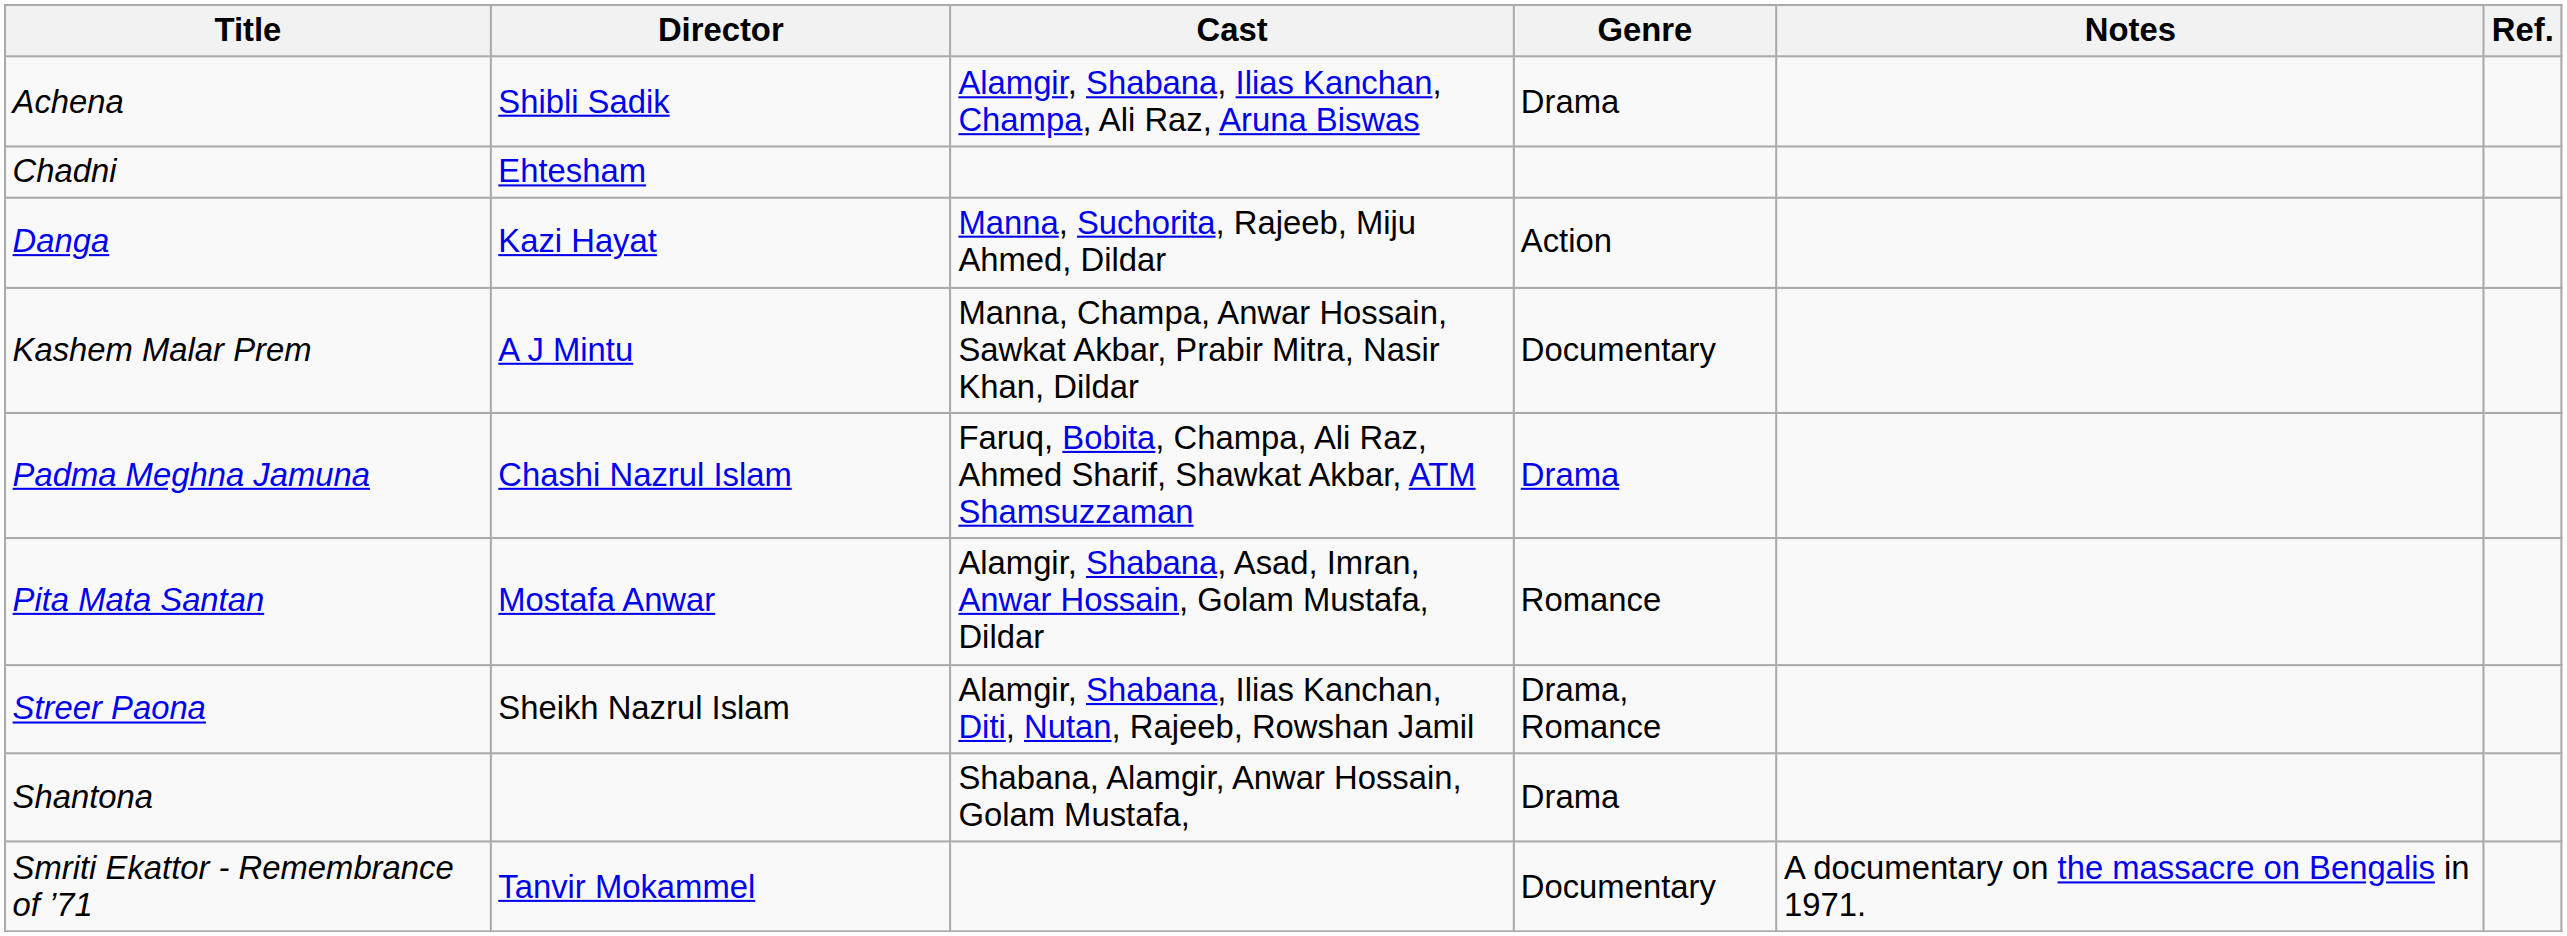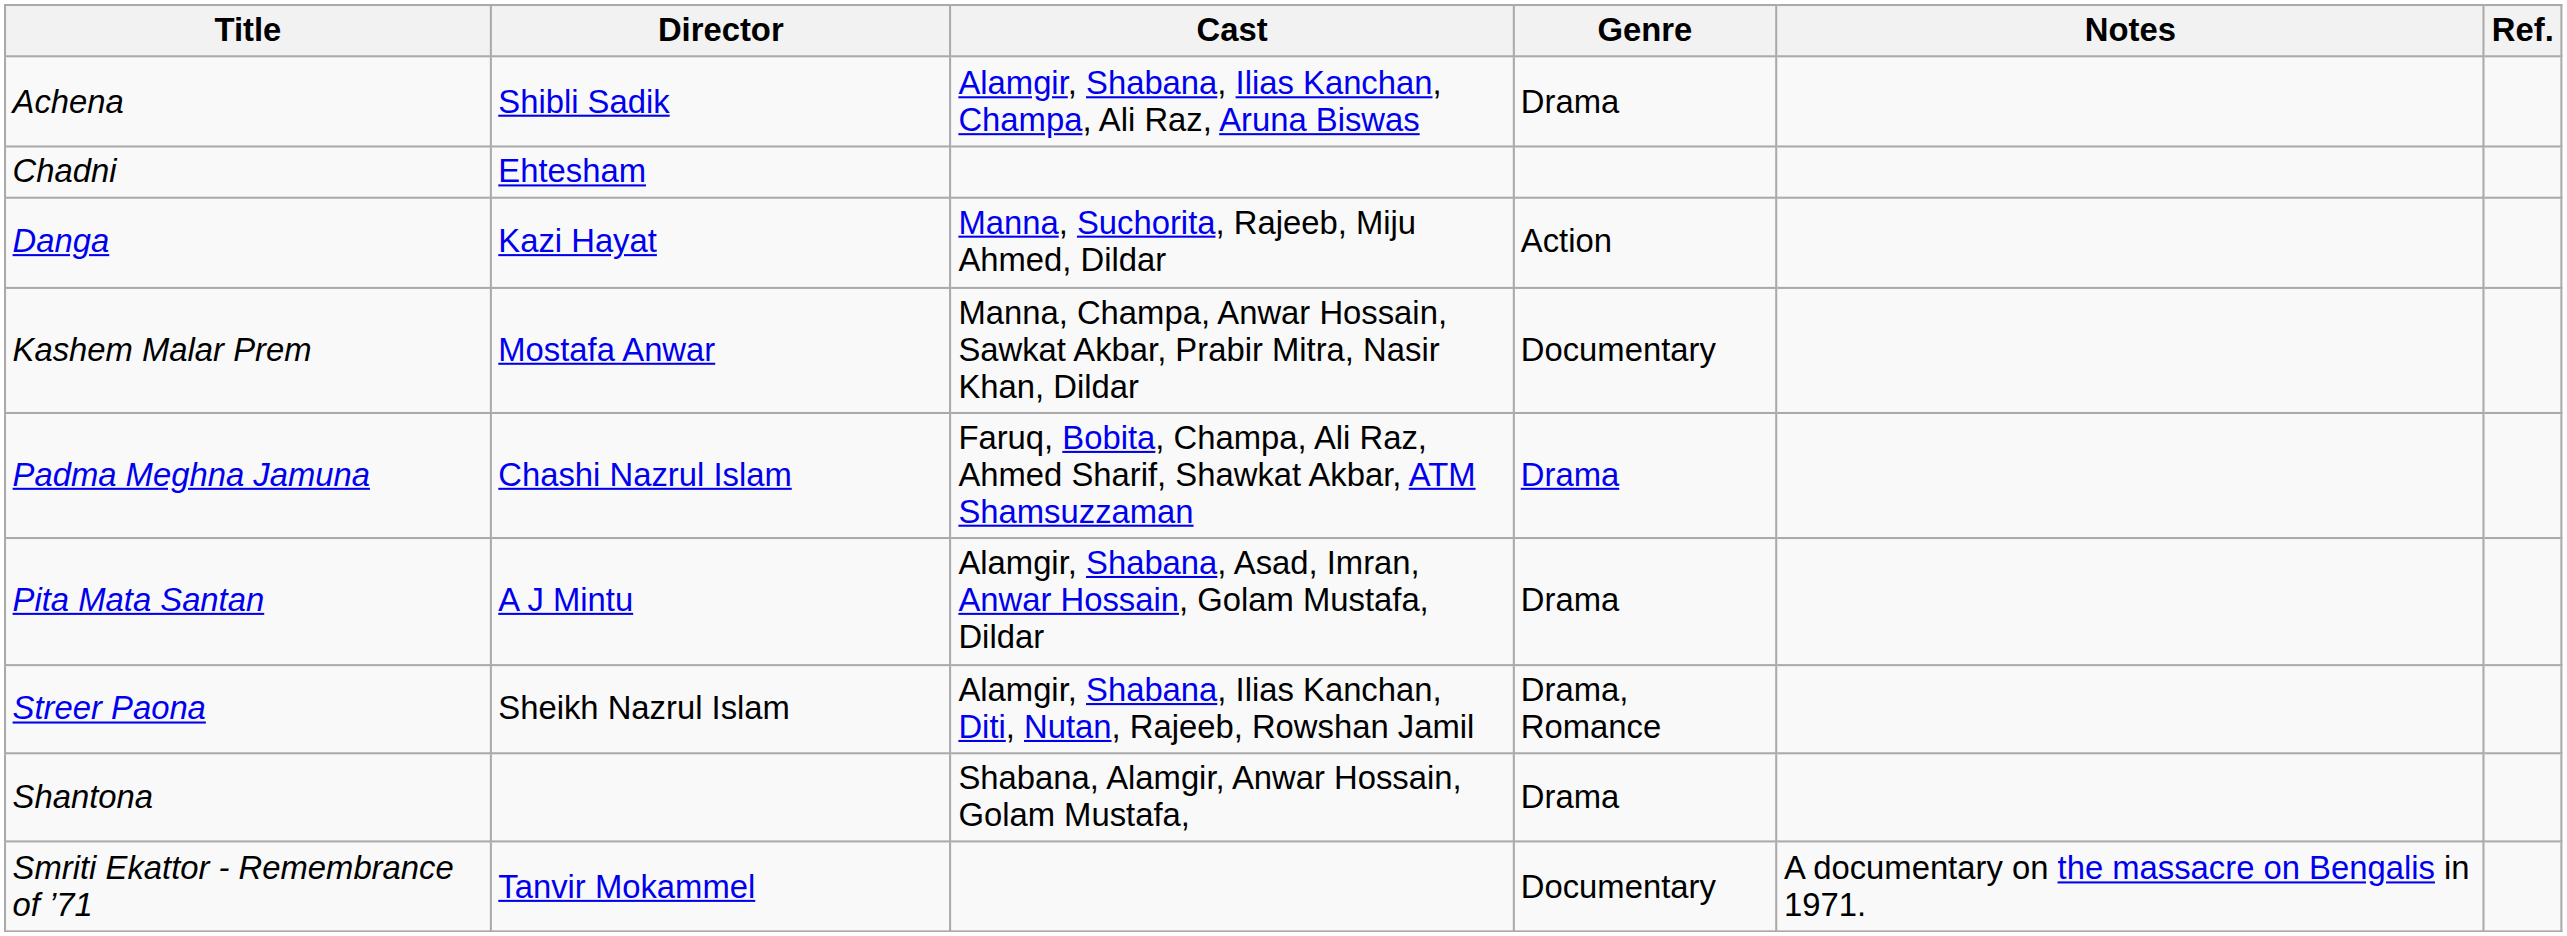(566, 349) A J Mintu -> (607, 349) Mostafa Anwar
(607, 600) Mostafa Anwar -> (566, 600) A J Mintu
(1591, 600) Romance -> (1570, 600) Drama
